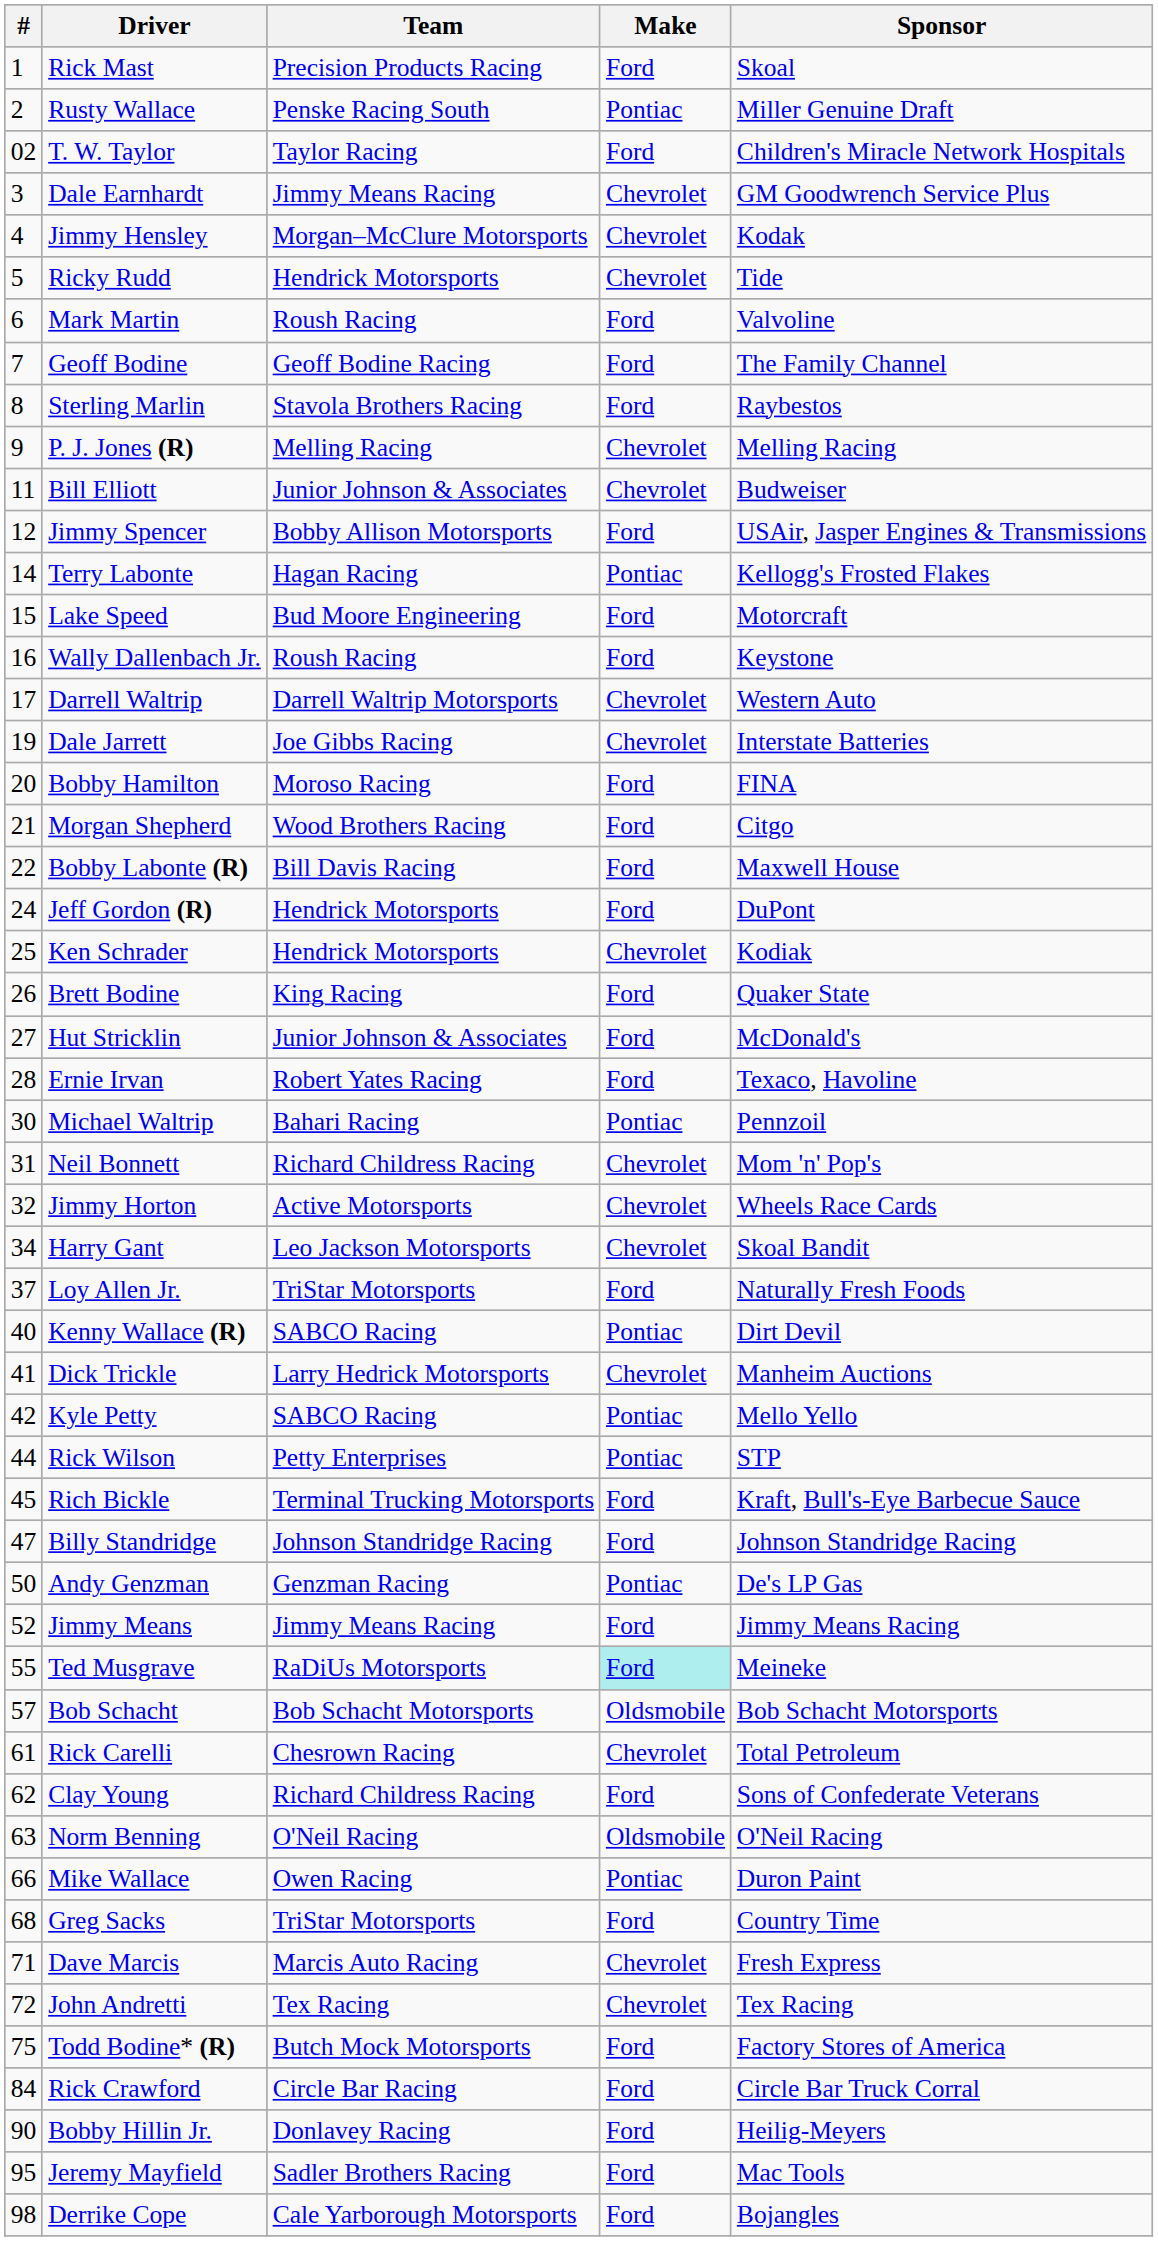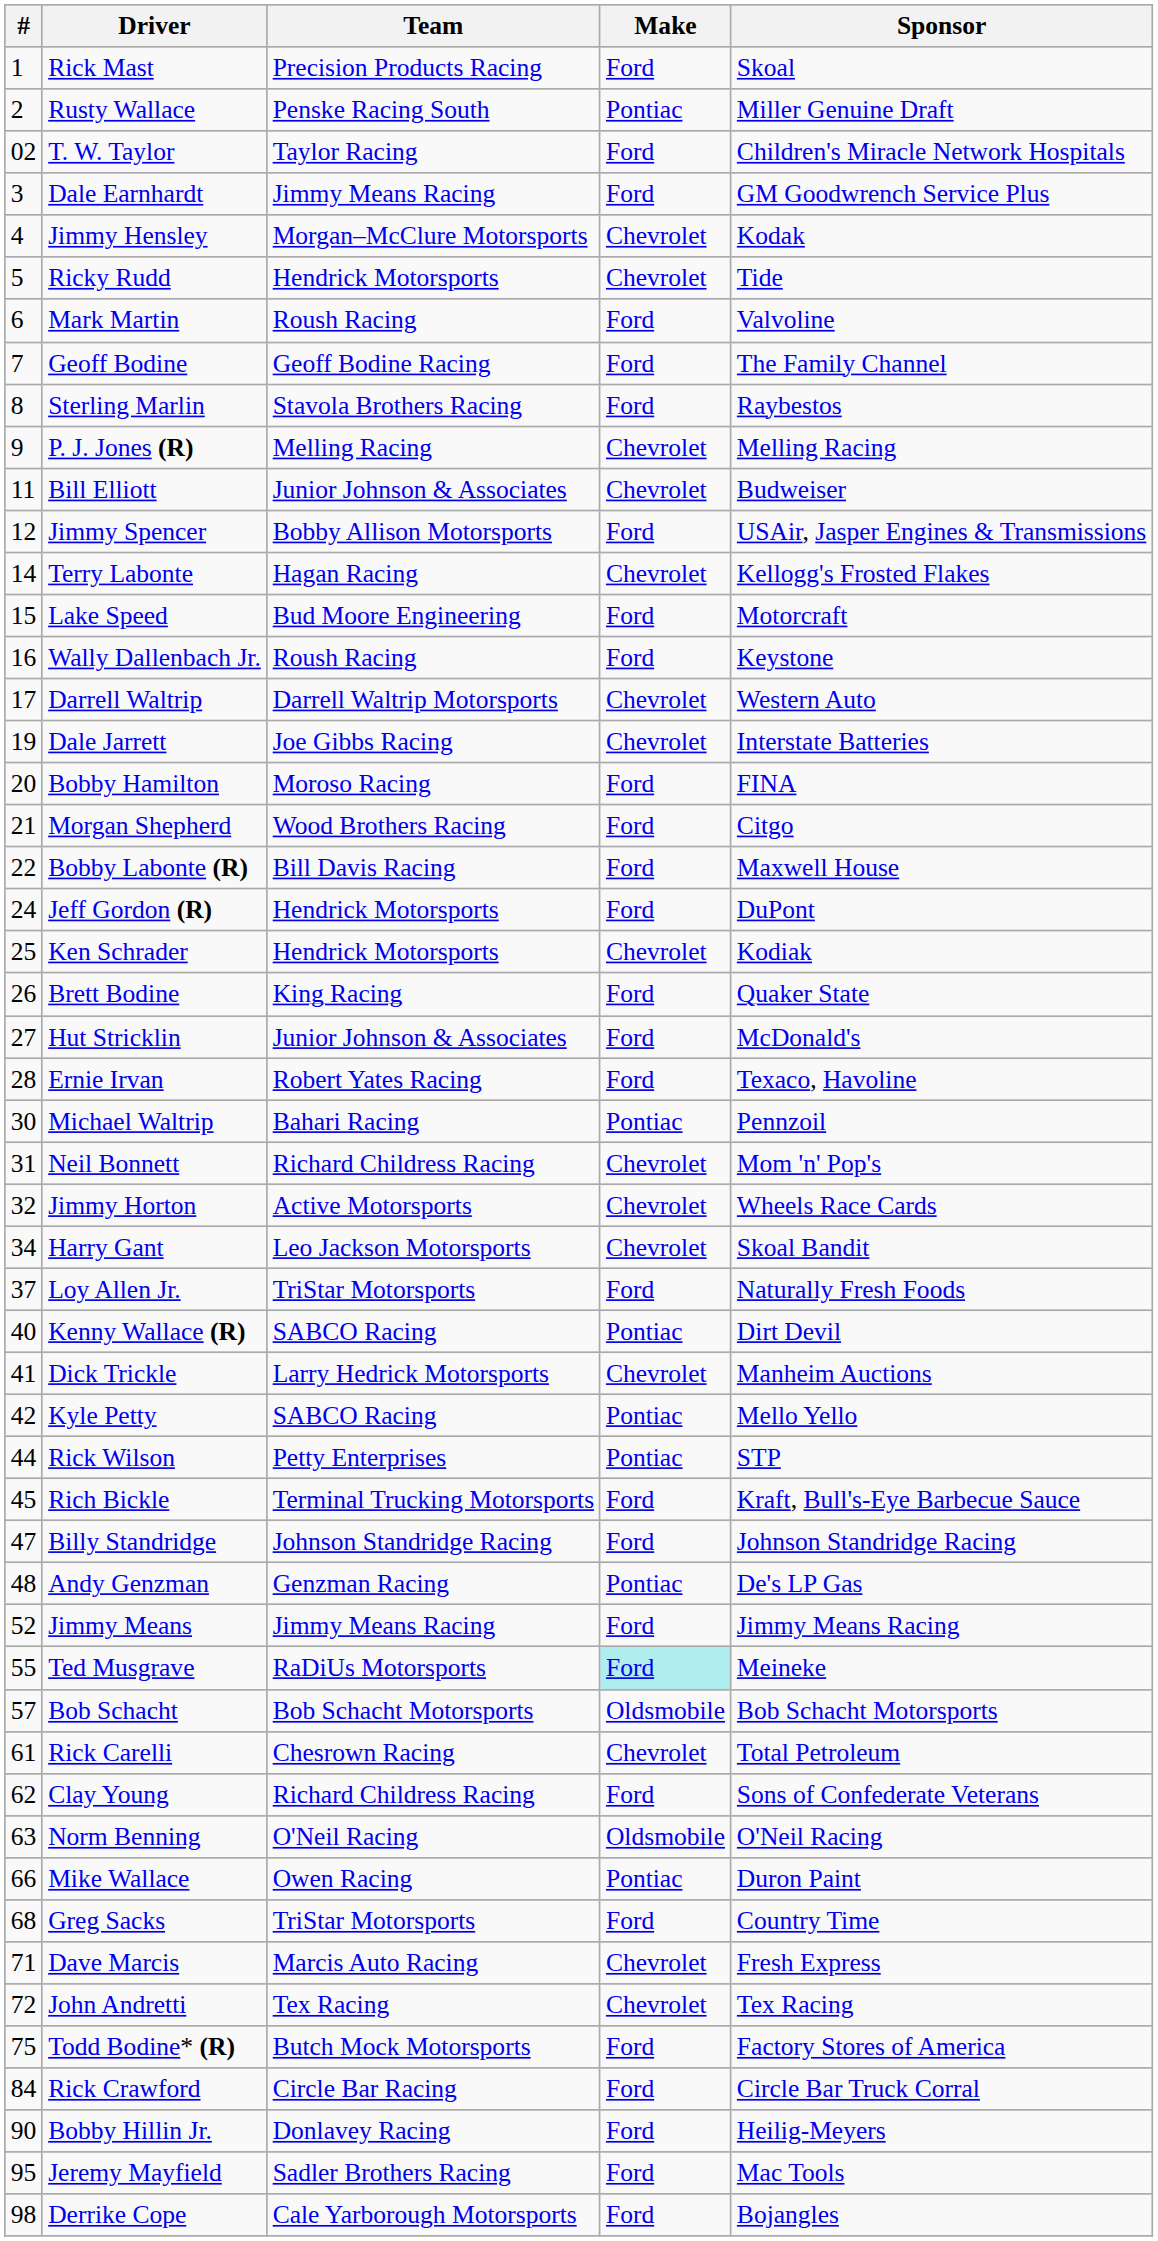(656, 194) Chevrolet -> (630, 194) Ford
(644, 573) Pontiac -> (656, 573) Chevrolet
(24, 1583) 50 -> (24, 1583) 48
